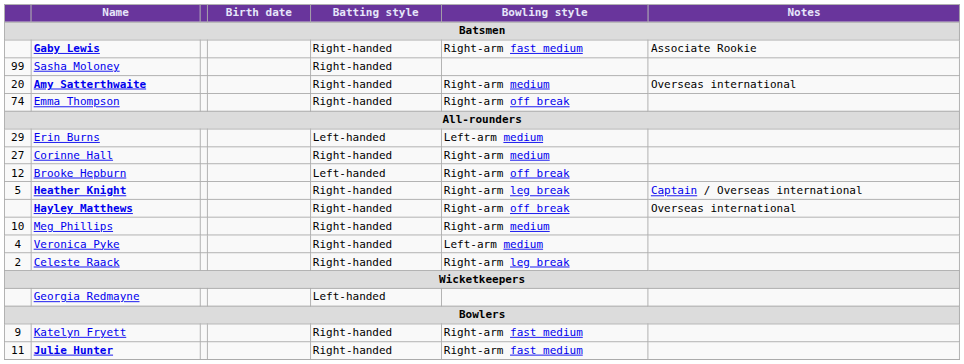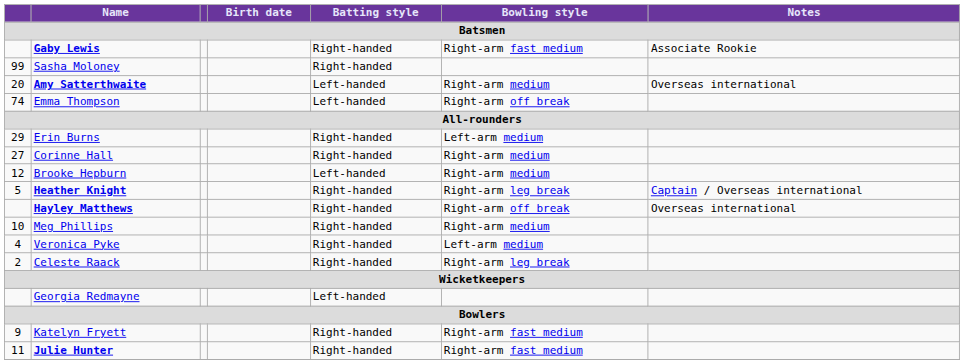(353, 85) Right-handed -> (349, 85) Left-handed
(353, 102) Right-handed -> (349, 102) Left-handed
(349, 138) Left-handed -> (353, 138) Right-handed
(507, 173) Right-arm off break -> (497, 173) Right-arm medium
